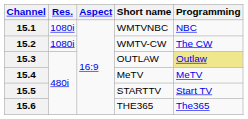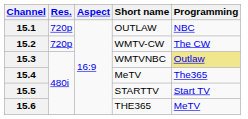(62, 28) 1080i -> (61, 28) 720p
(142, 28) WMTVNBC -> (136, 28) OUTLAW
(62, 43) 1080i -> (61, 43) 720p
(138, 59) OUTLAW -> (140, 59) WMTVNBC
(189, 75) MeTV -> (191, 75) The365
(193, 106) The365 -> (187, 106) MeTV
